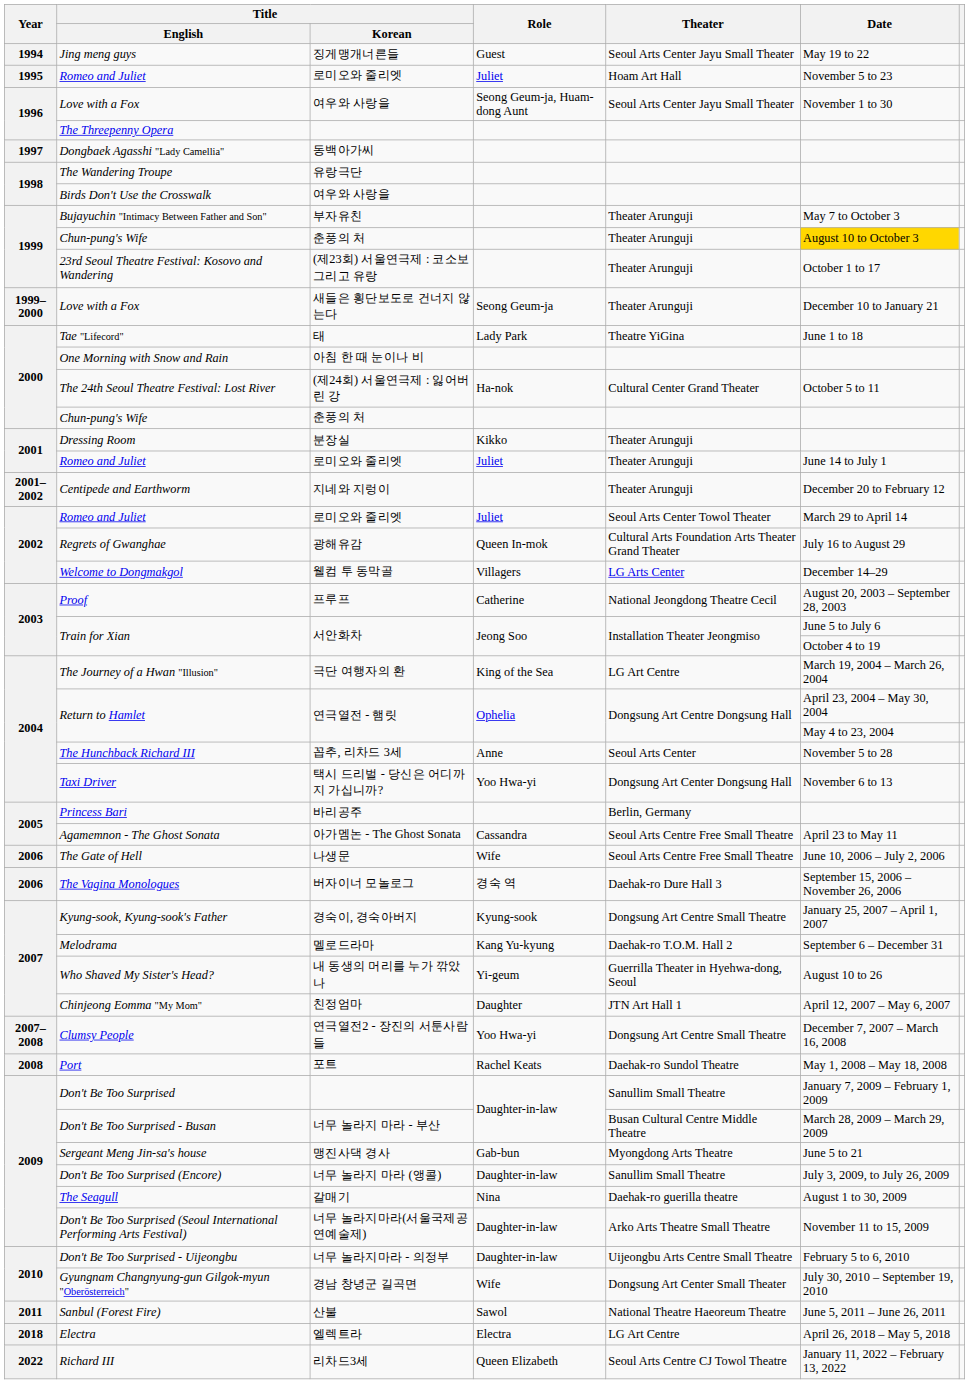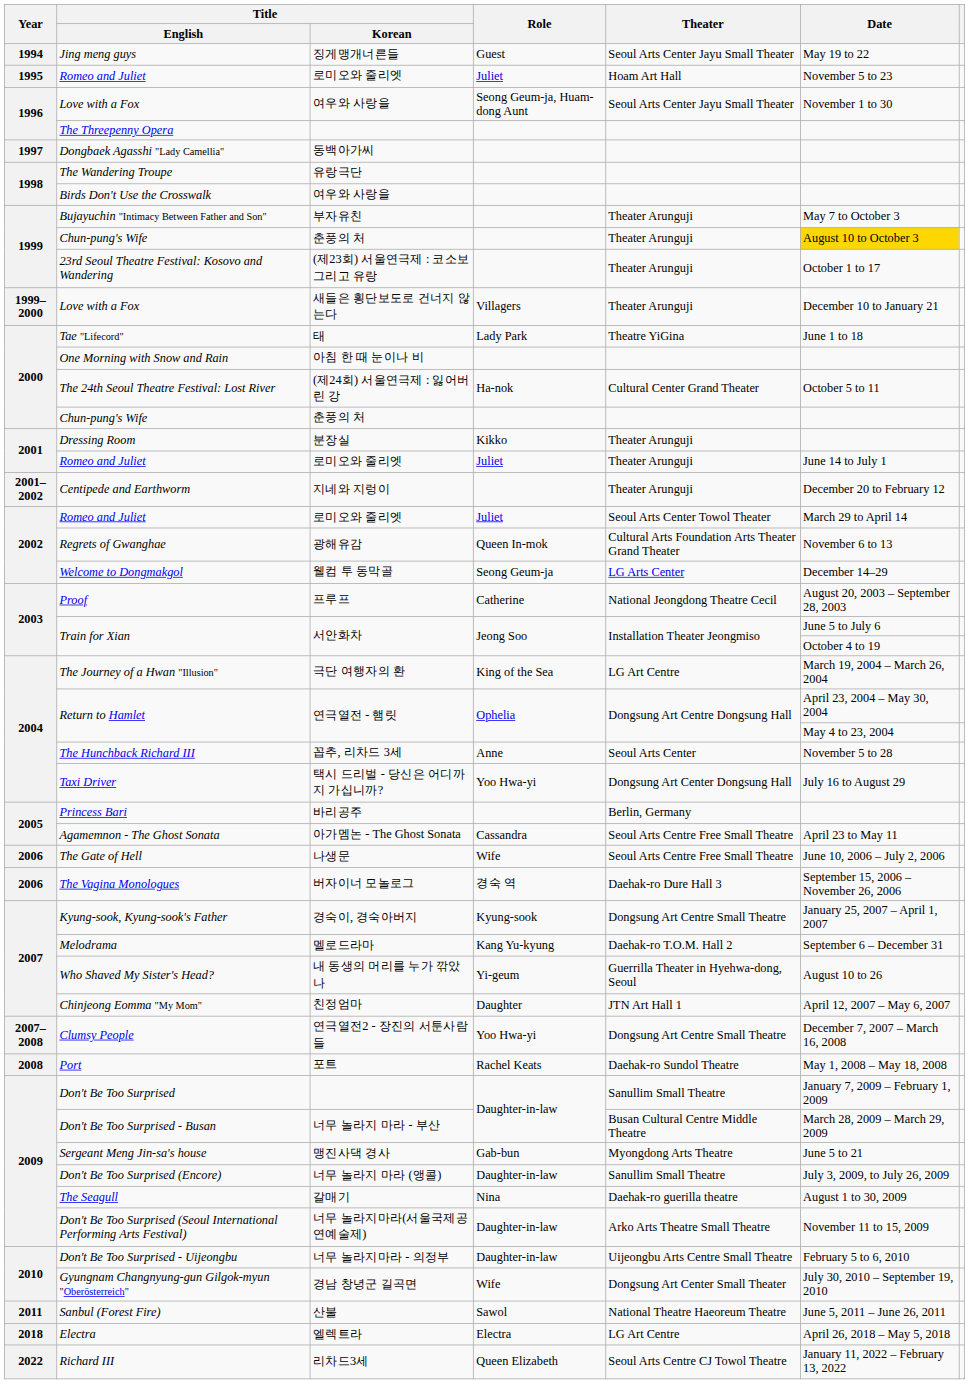(515, 306) Seong Geum-ja -> (498, 306) Villagers
(854, 544) July 16 to August 29 -> (848, 544) November 6 to 13
(498, 572) Villagers -> (515, 572) Seong Geum-ja
(848, 782) November 6 to 13 -> (854, 782) July 16 to August 29
